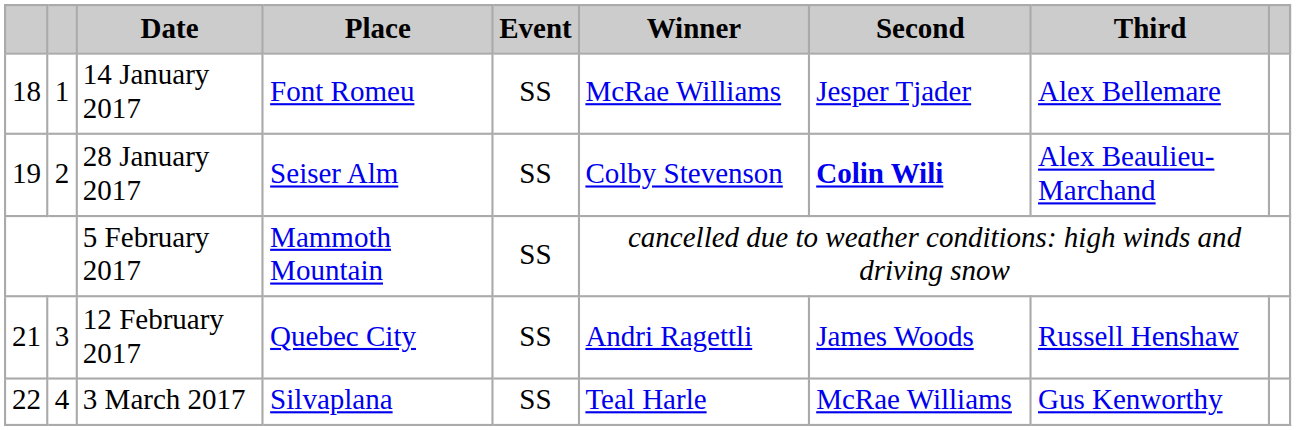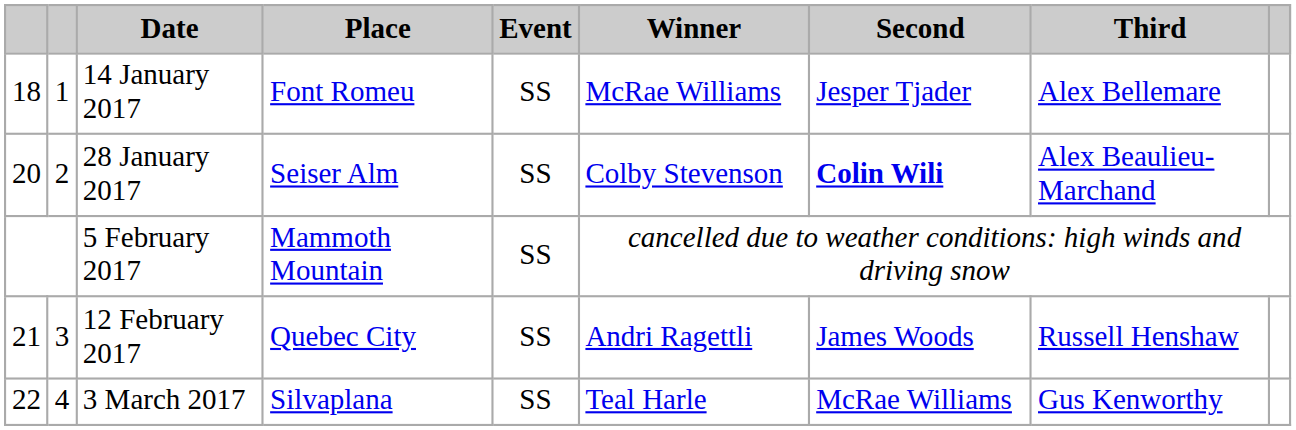(26, 173) 19 -> (26, 173) 20
